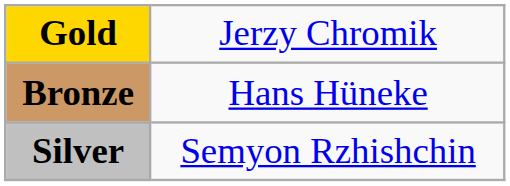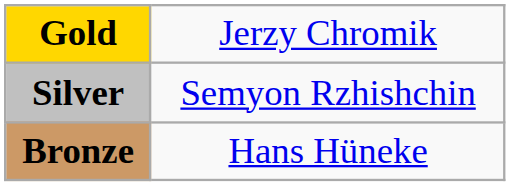rows swapped: (78, 150) <-> (78, 92)
